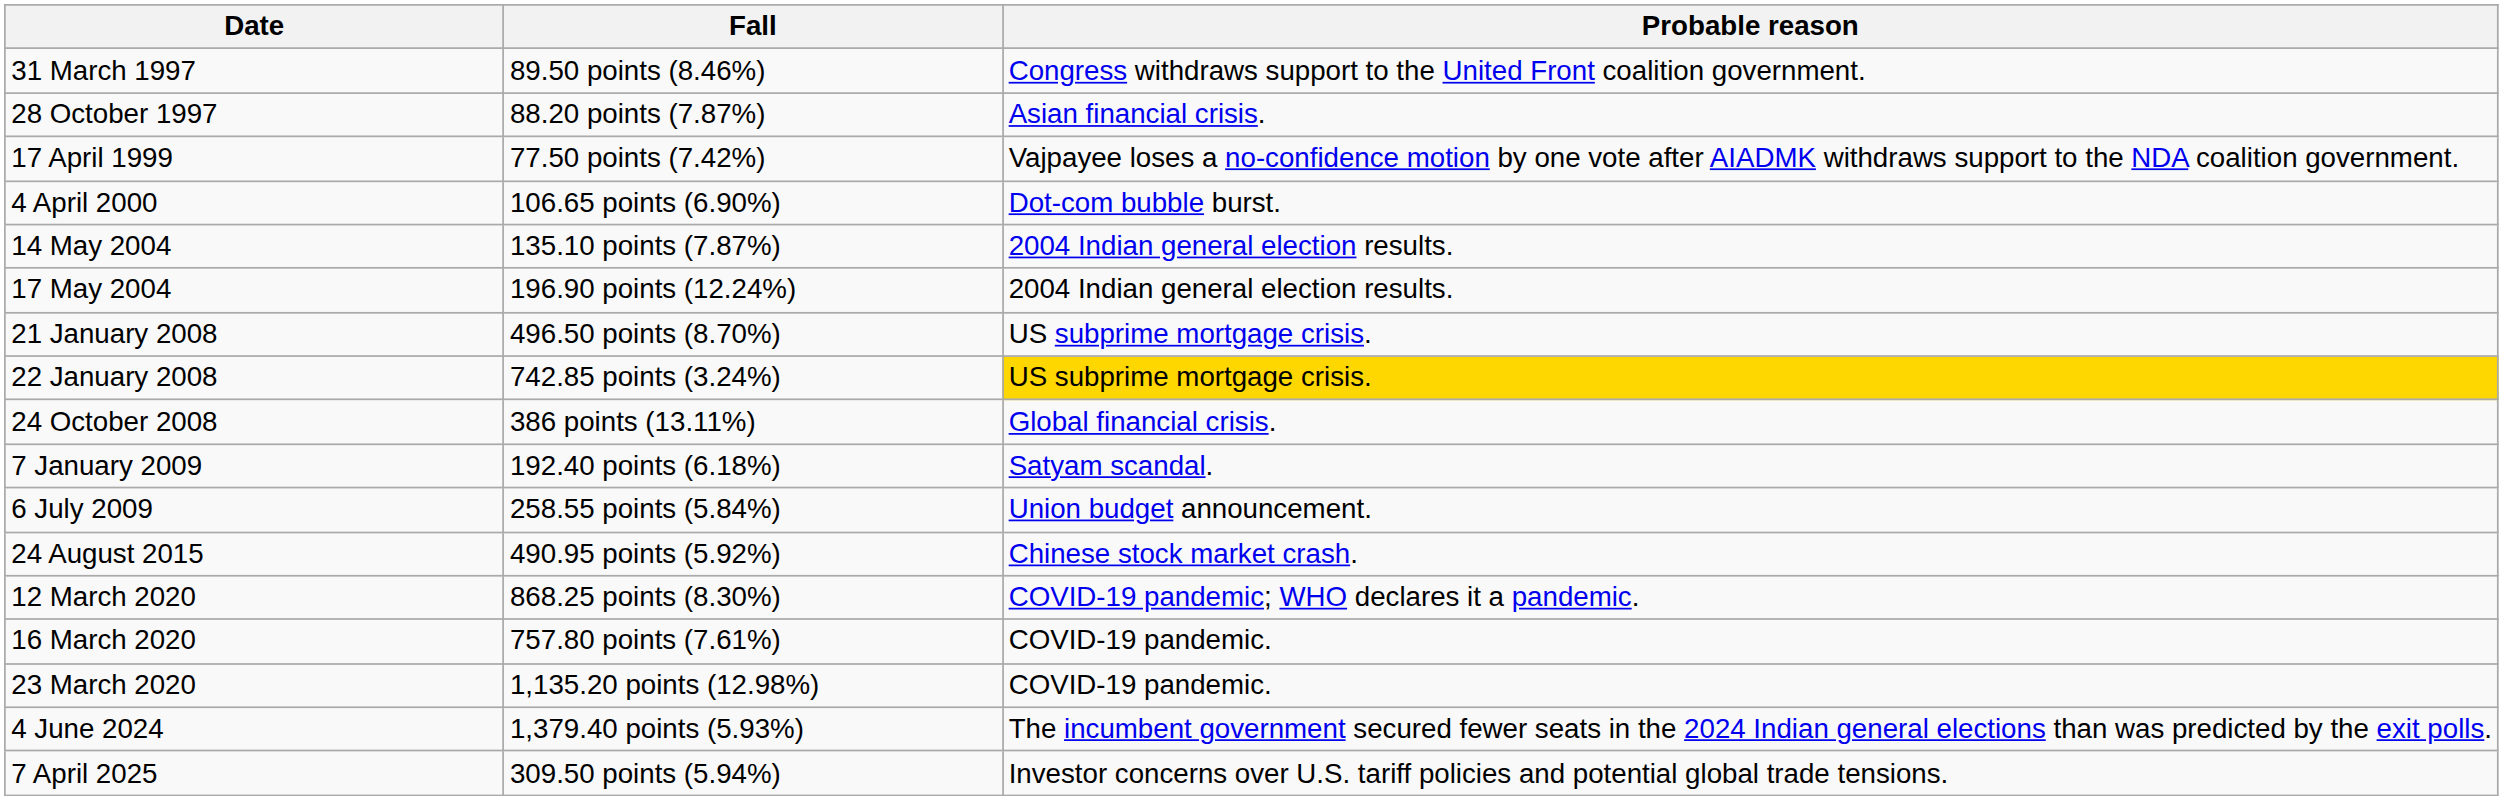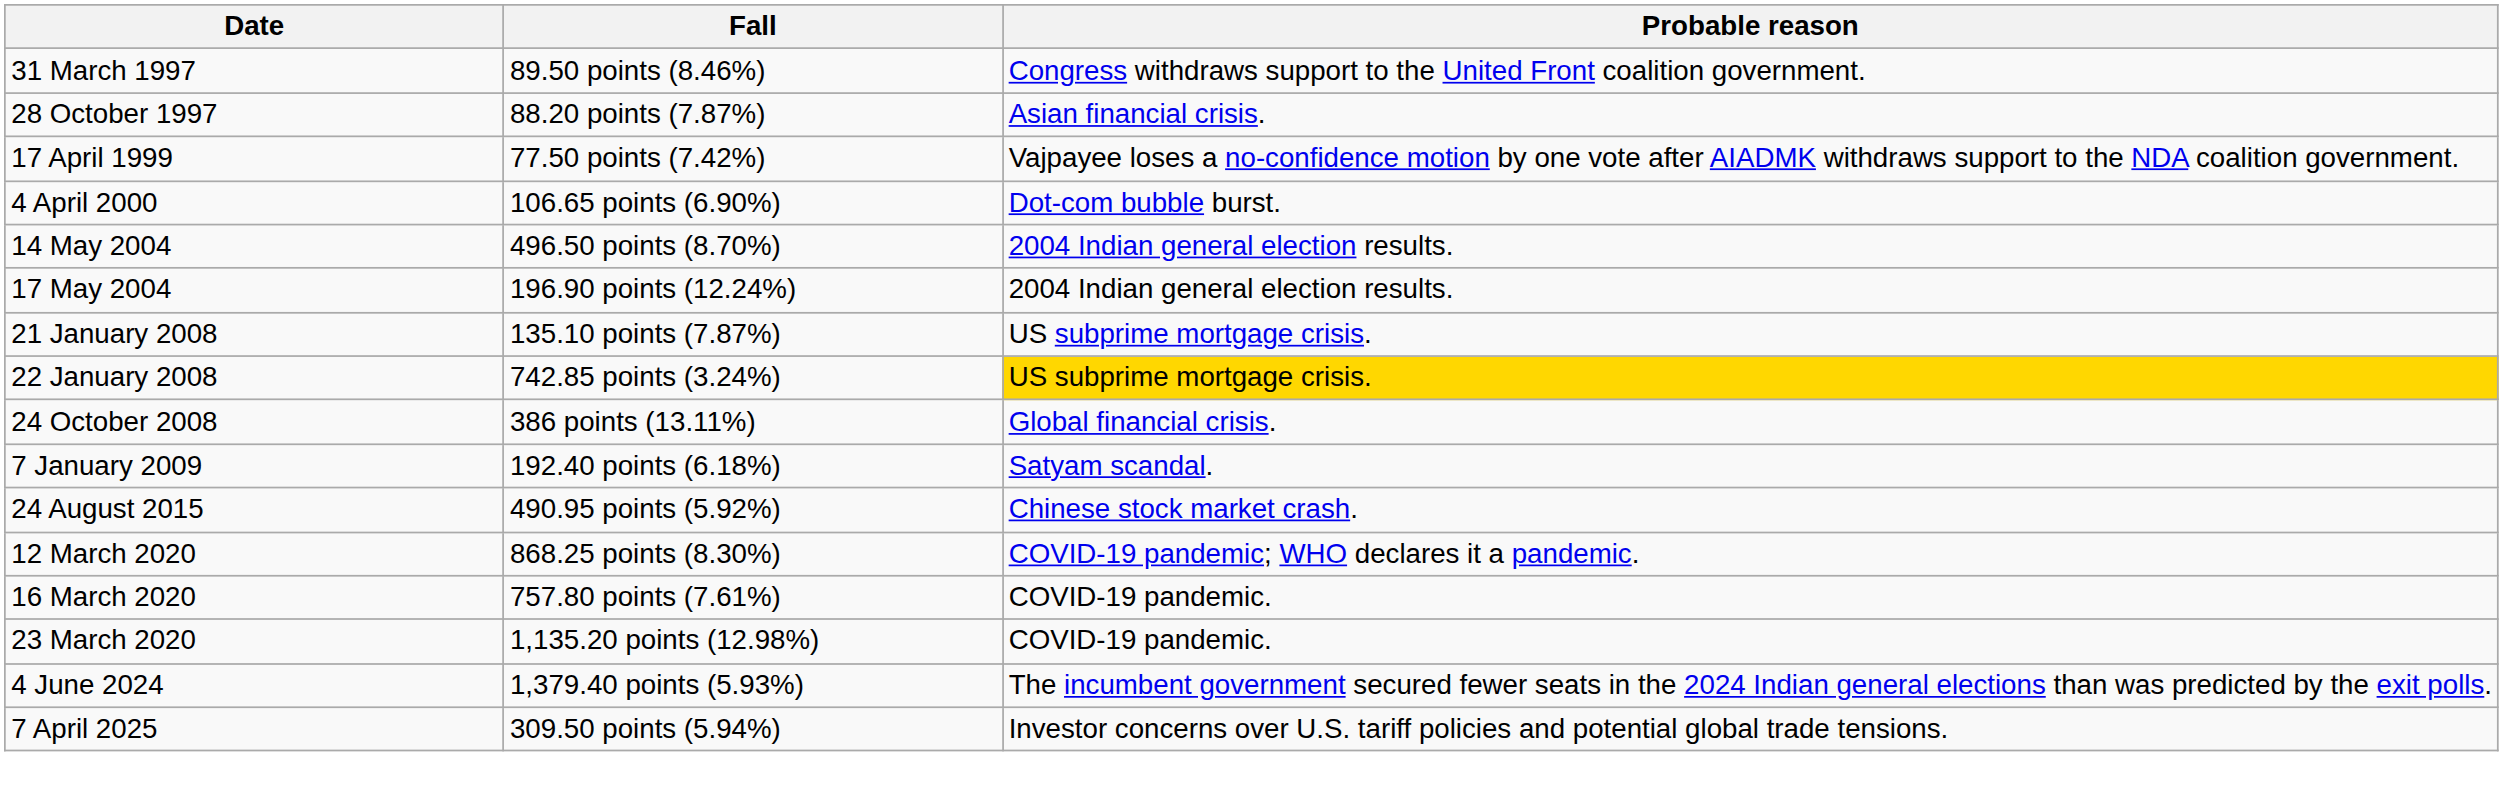(645, 245) 135.10 points (7.87%) -> (645, 245) 496.50 points (8.70%)
(645, 333) 496.50 points (8.70%) -> (645, 333) 135.10 points (7.87%)
- row: (82, 509)
